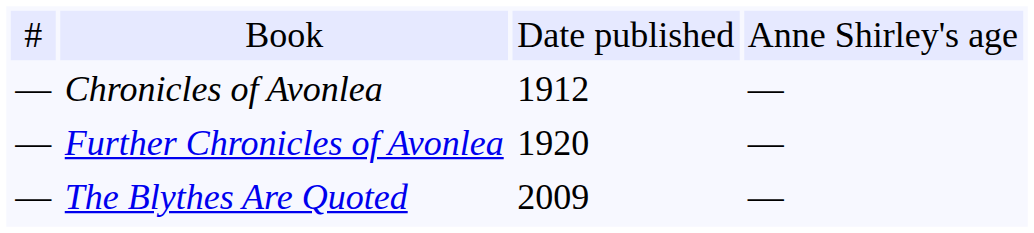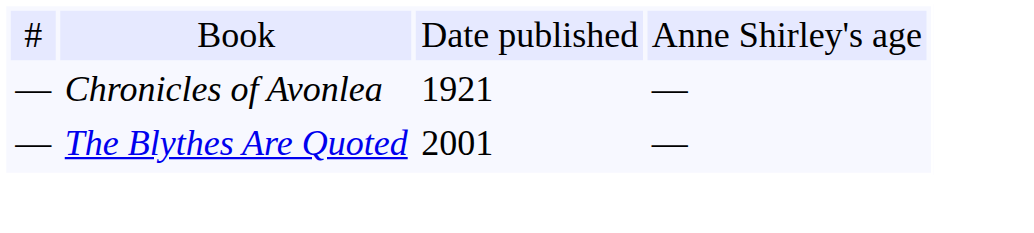(553, 88) 1912 -> (457, 88) 1921
- row: (284, 142)
(553, 196) 2009 -> (457, 142) 2001
